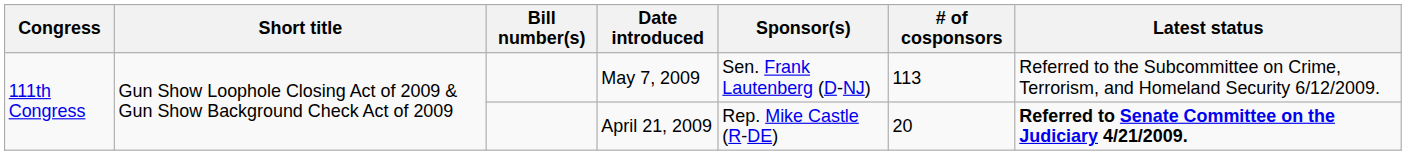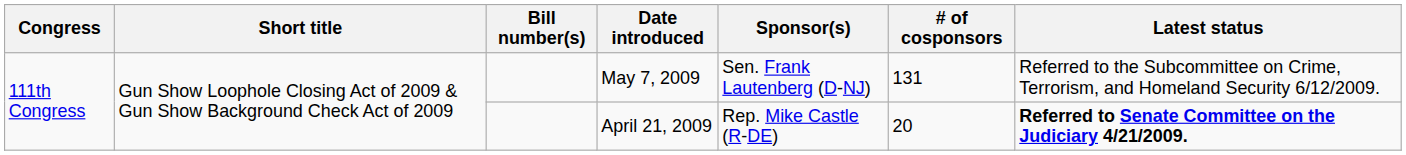(907, 77) 113 -> (907, 77) 131
